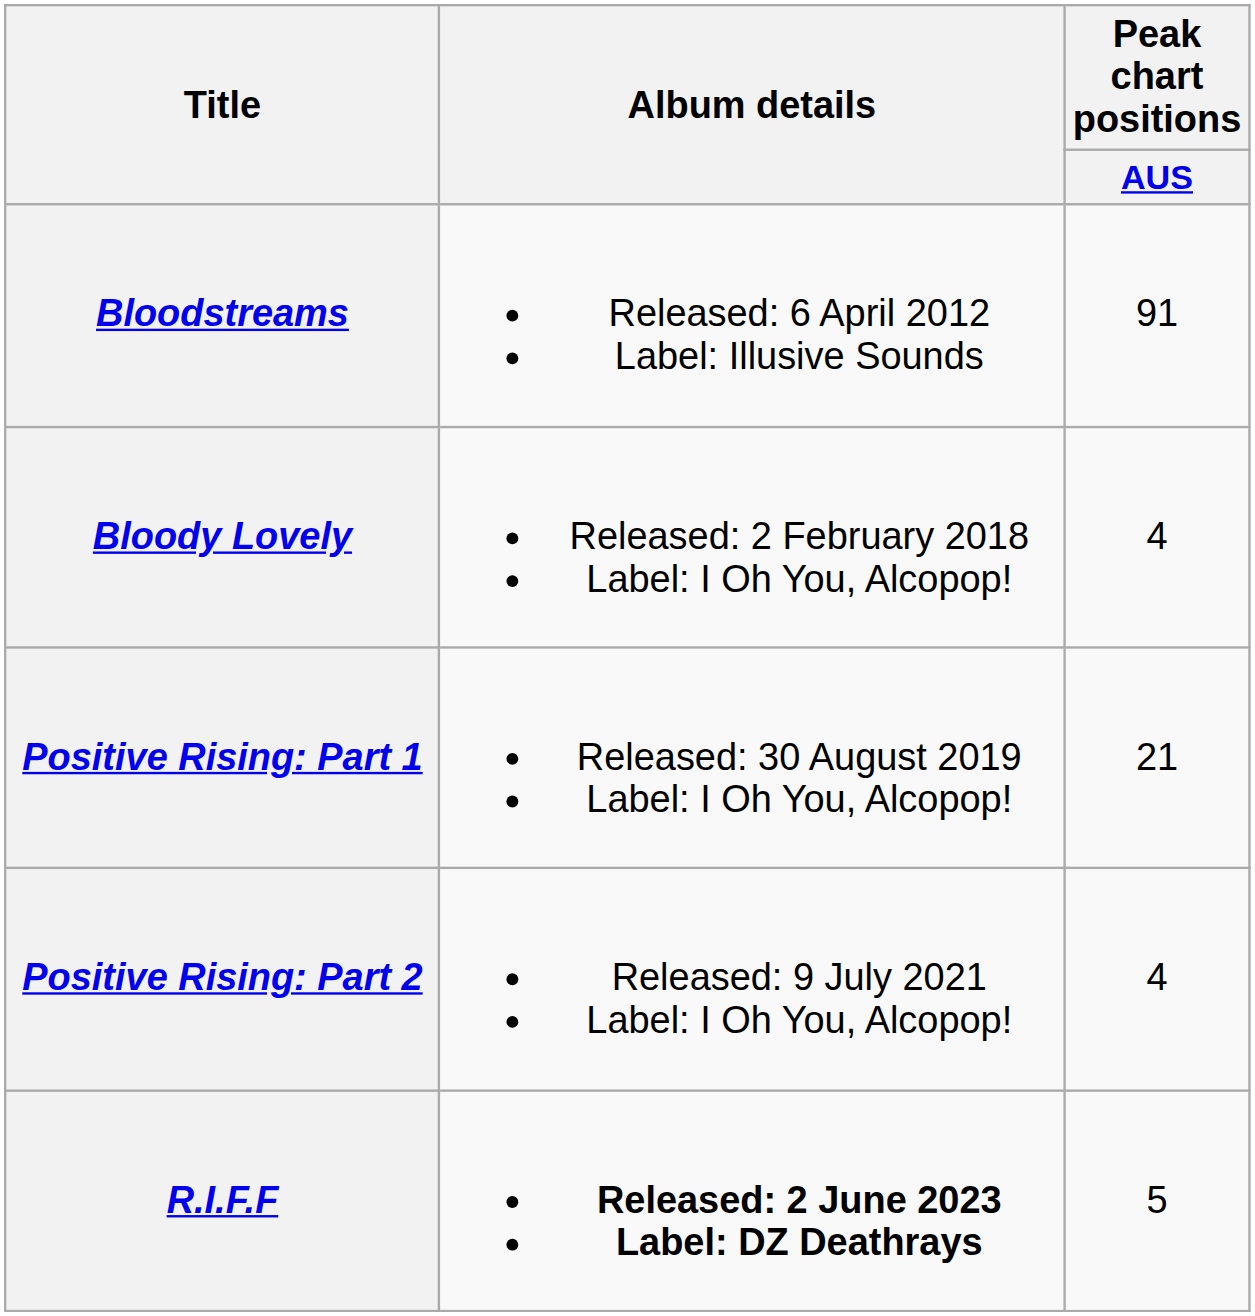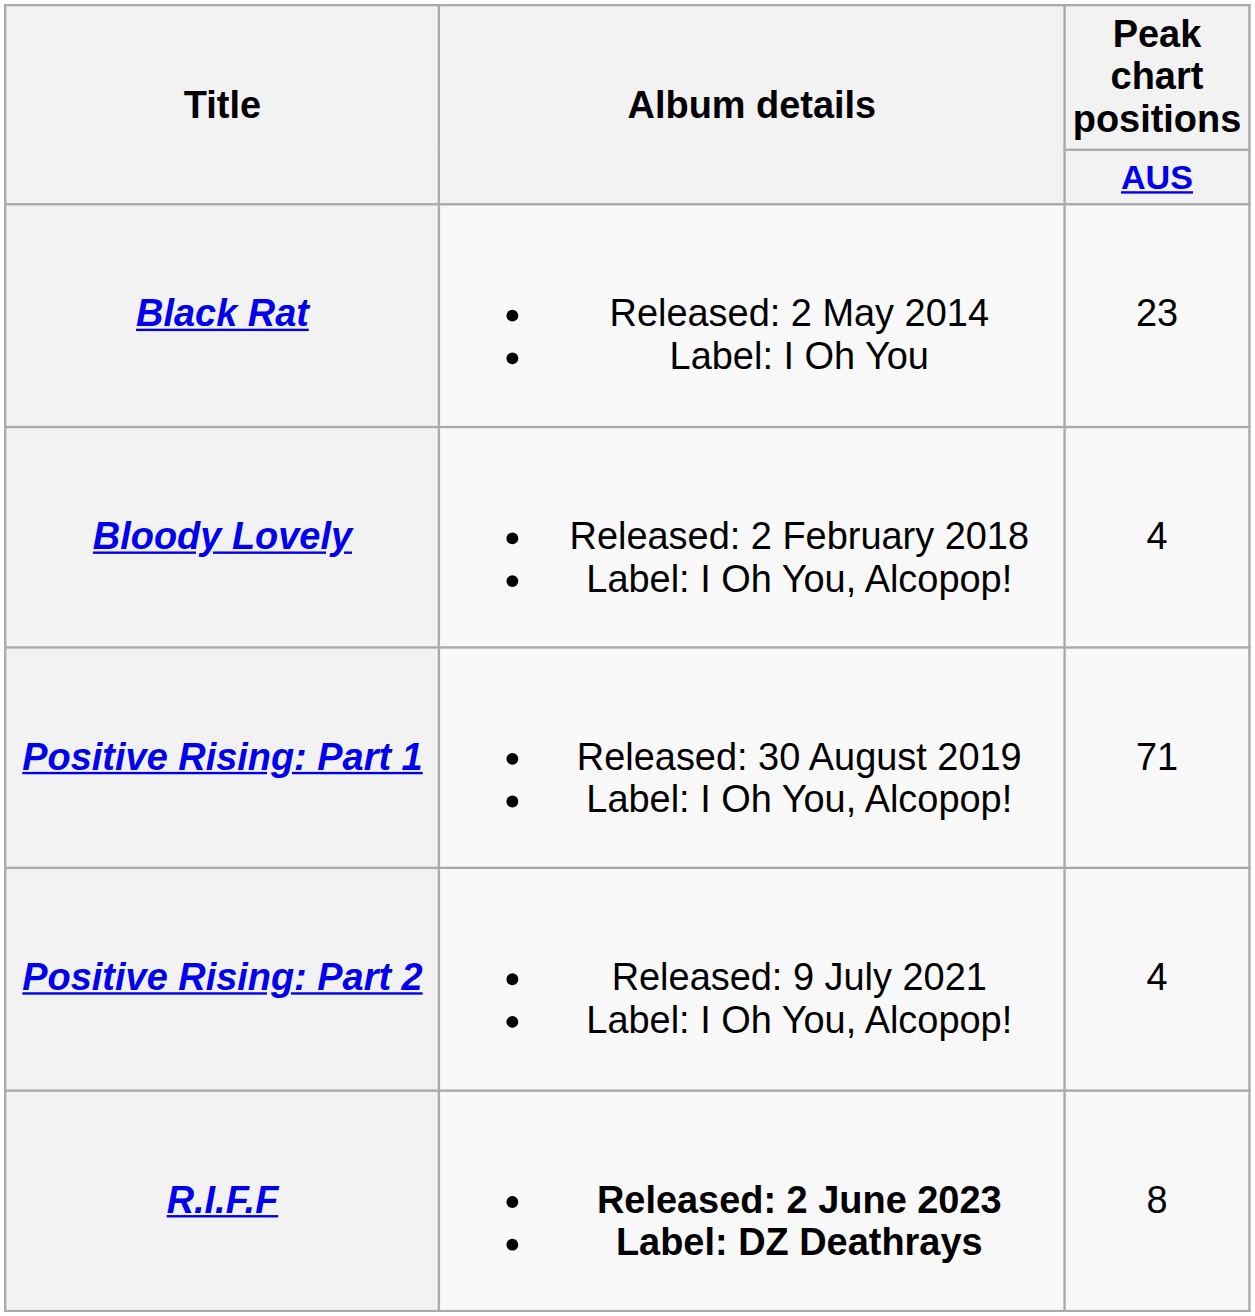- row: (222, 314)
+ row: (222, 314)
(1157, 757) 21 -> (1157, 757) 71
(1157, 1199) 5 -> (1157, 1199) 8
